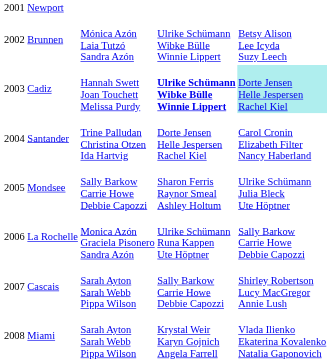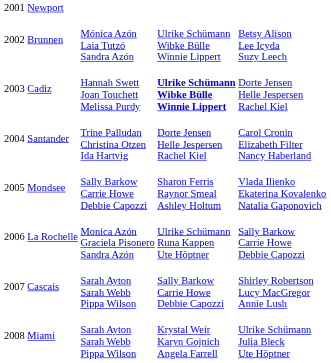(271, 95) paleturquoise background -> (271, 95) no background
(275, 193) Ulrike Schümann Julia Bleck Ute Höptner -> (282, 193) Vlada Ilienko Ekaterina Kovalenko Natalia Gaponovich
(282, 342) Vlada Ilienko Ekaterina Kovalenko Natalia Gaponovich -> (275, 342) Ulrike Schümann Julia Bleck Ute Höptner
